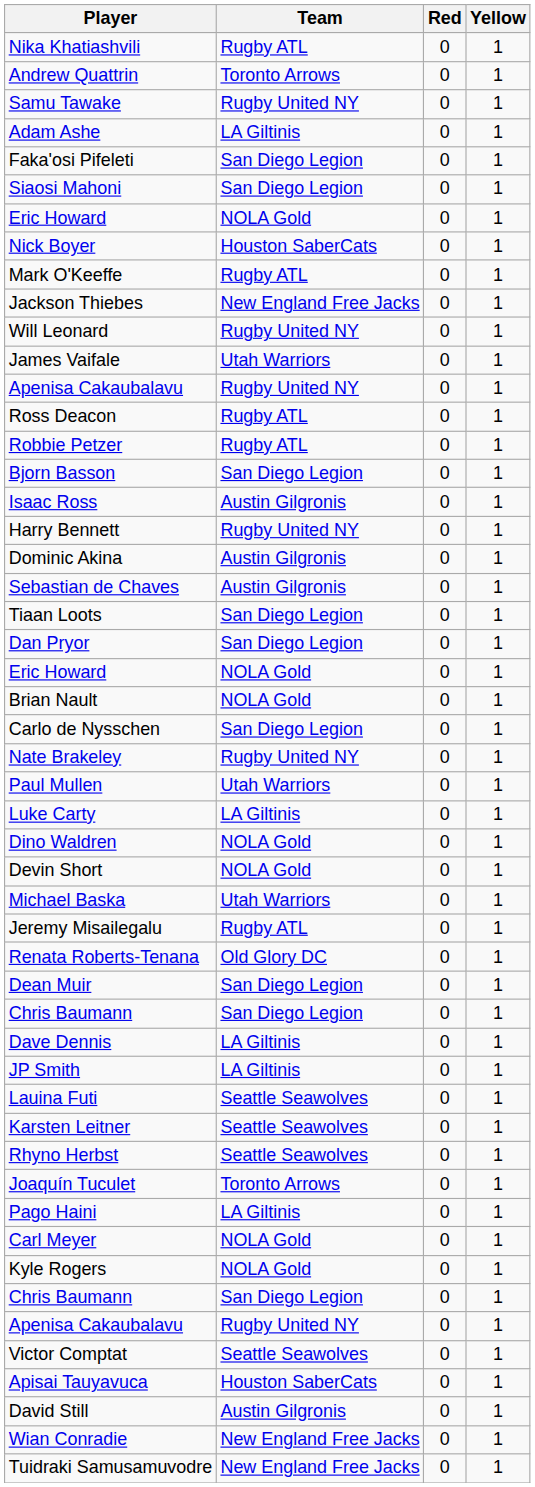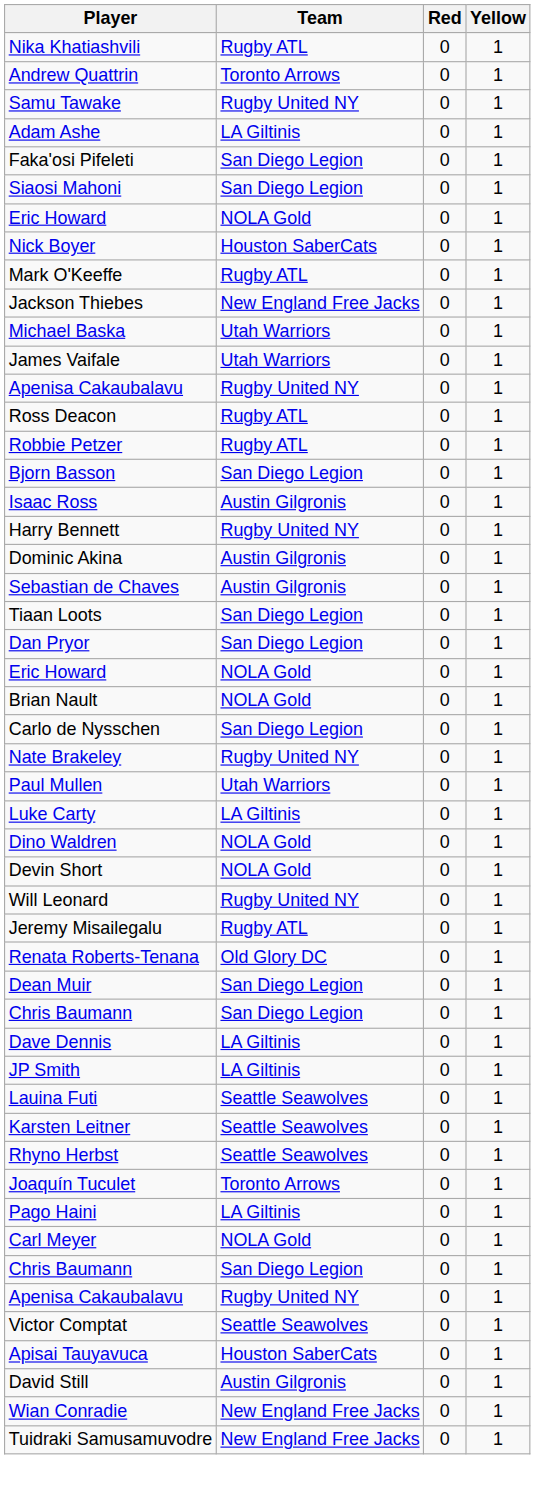rows swapped: (58, 331) <-> (67, 899)
- row: (57, 1269)
